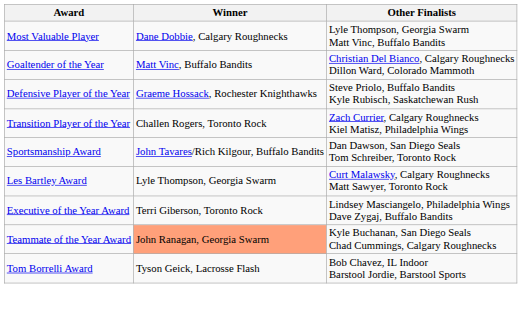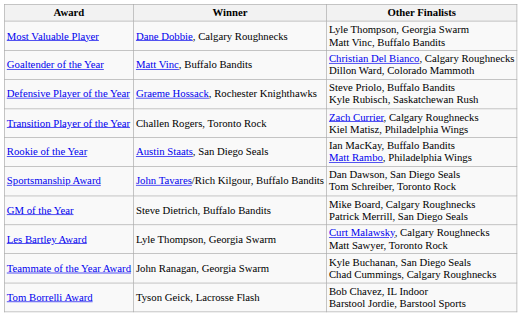+ row: (47, 152)
+ row: (40, 210)
- row: (68, 210)
(203, 239) lightsalmon background -> (203, 268) no background
